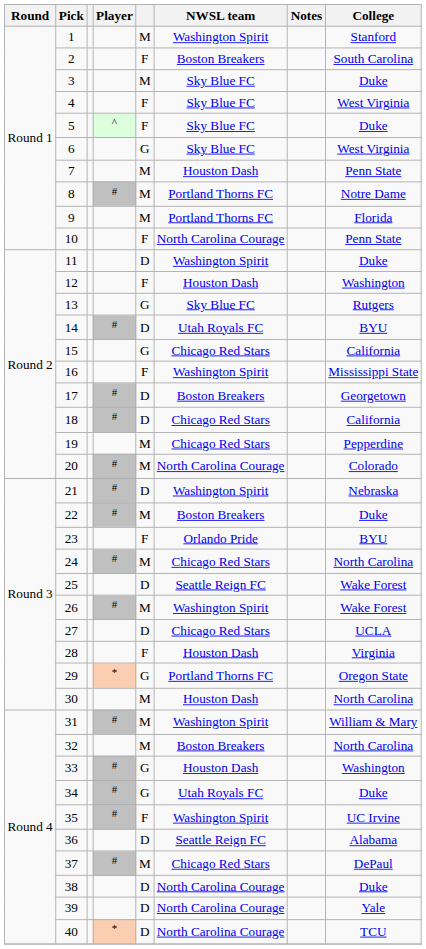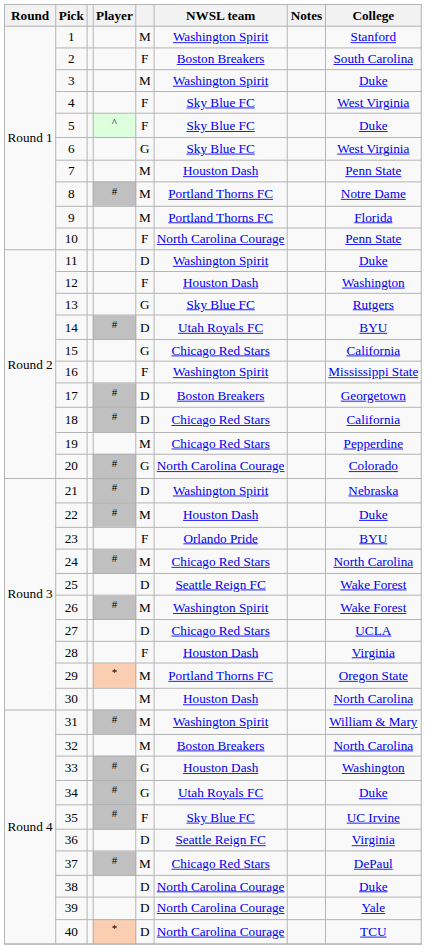(221, 81) Sky Blue FC -> (221, 81) Washington Spirit
(145, 466) M -> (145, 466) G
(221, 515) Boston Breakers -> (221, 515) Houston Dash
(145, 675) G -> (145, 675) M
(221, 817) Washington Spirit -> (221, 817) Sky Blue FC
(373, 840) Alabama -> (373, 840) Virginia
